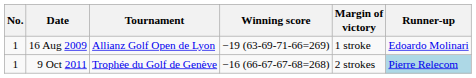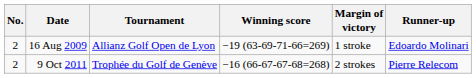(15, 45) 1 -> (15, 45) 2
(15, 64) 1 -> (15, 64) 2
(423, 64) lightblue background -> (423, 64) no background
